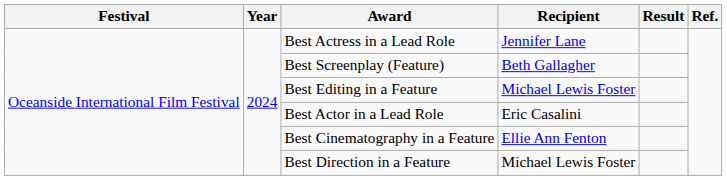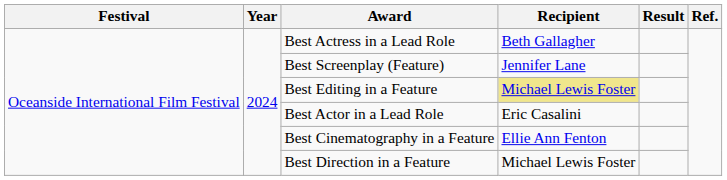(543, 41) Jennifer Lane -> (548, 41) Beth Gallagher
(548, 65) Beth Gallagher -> (543, 65) Jennifer Lane
(568, 89) no background -> (568, 89) khaki background
